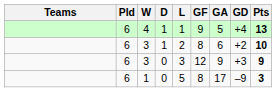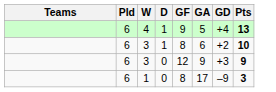- column: (182, 12)
